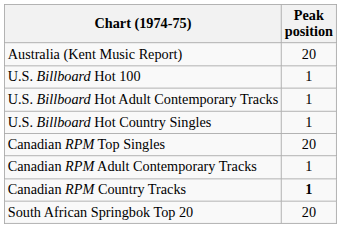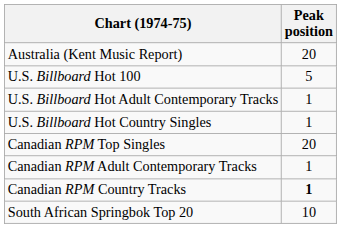(309, 76) 1 -> (309, 76) 5
(309, 212) 20 -> (309, 212) 10
